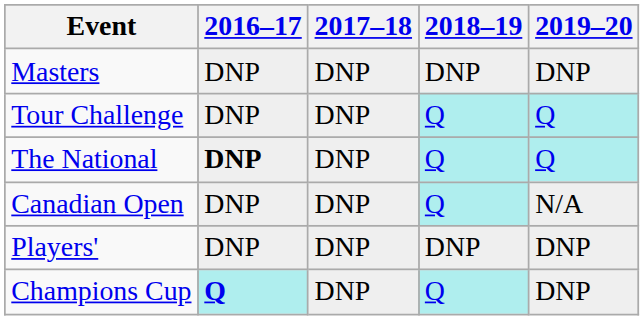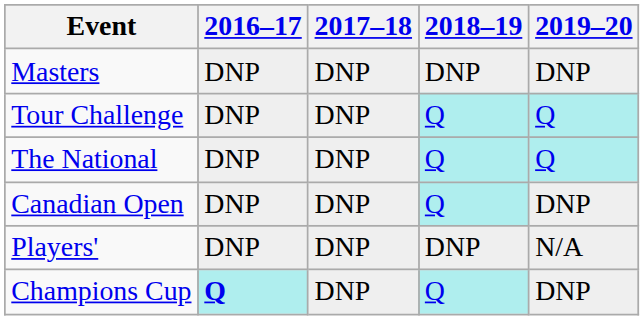(233, 159) bold -> (232, 159) normal
(559, 203) N/A -> (563, 203) DNP
(563, 247) DNP -> (559, 247) N/A
